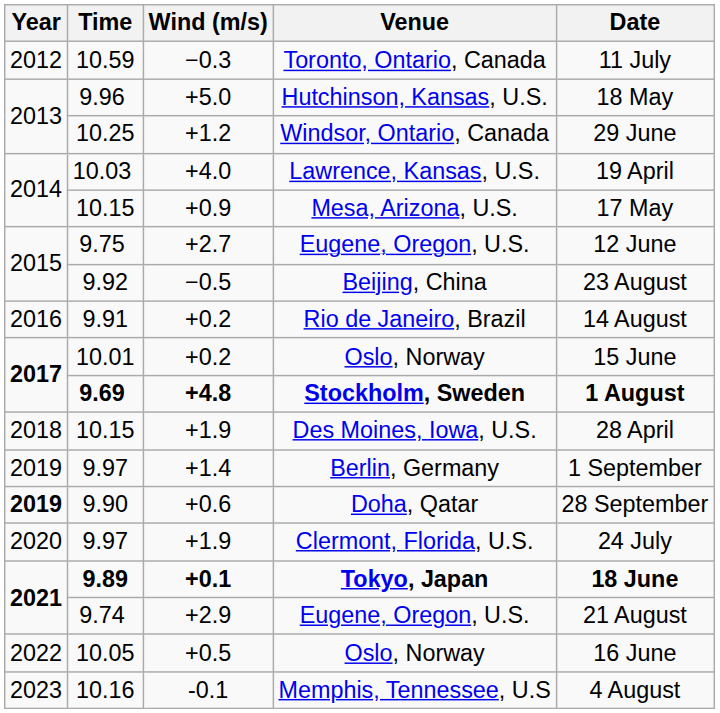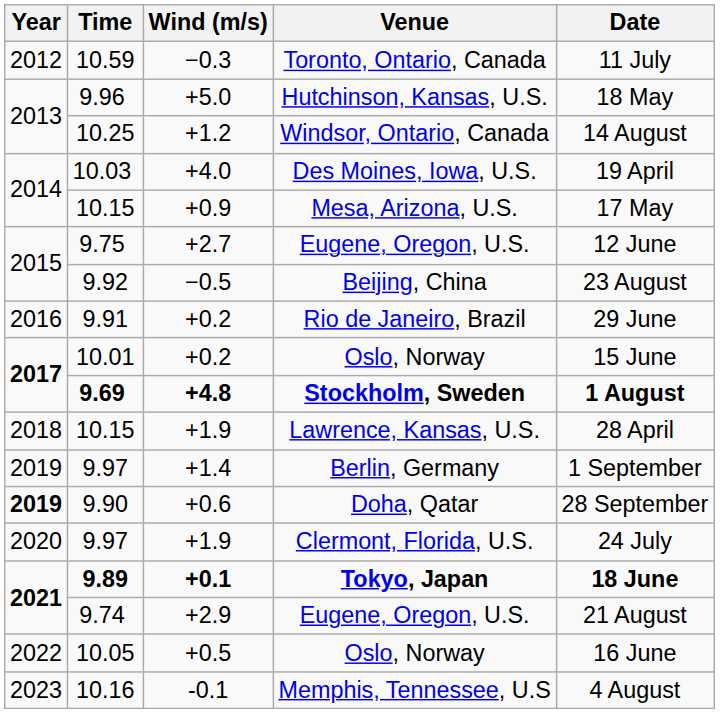(635, 134) 29 June -> (635, 134) 14 August
(415, 171) Lawrence, Kansas, U.S. -> (415, 171) Des Moines, Iowa, U.S.
(635, 319) 14 August -> (635, 319) 29 June
(415, 430) Des Moines, Iowa, U.S. -> (415, 430) Lawrence, Kansas, U.S.
